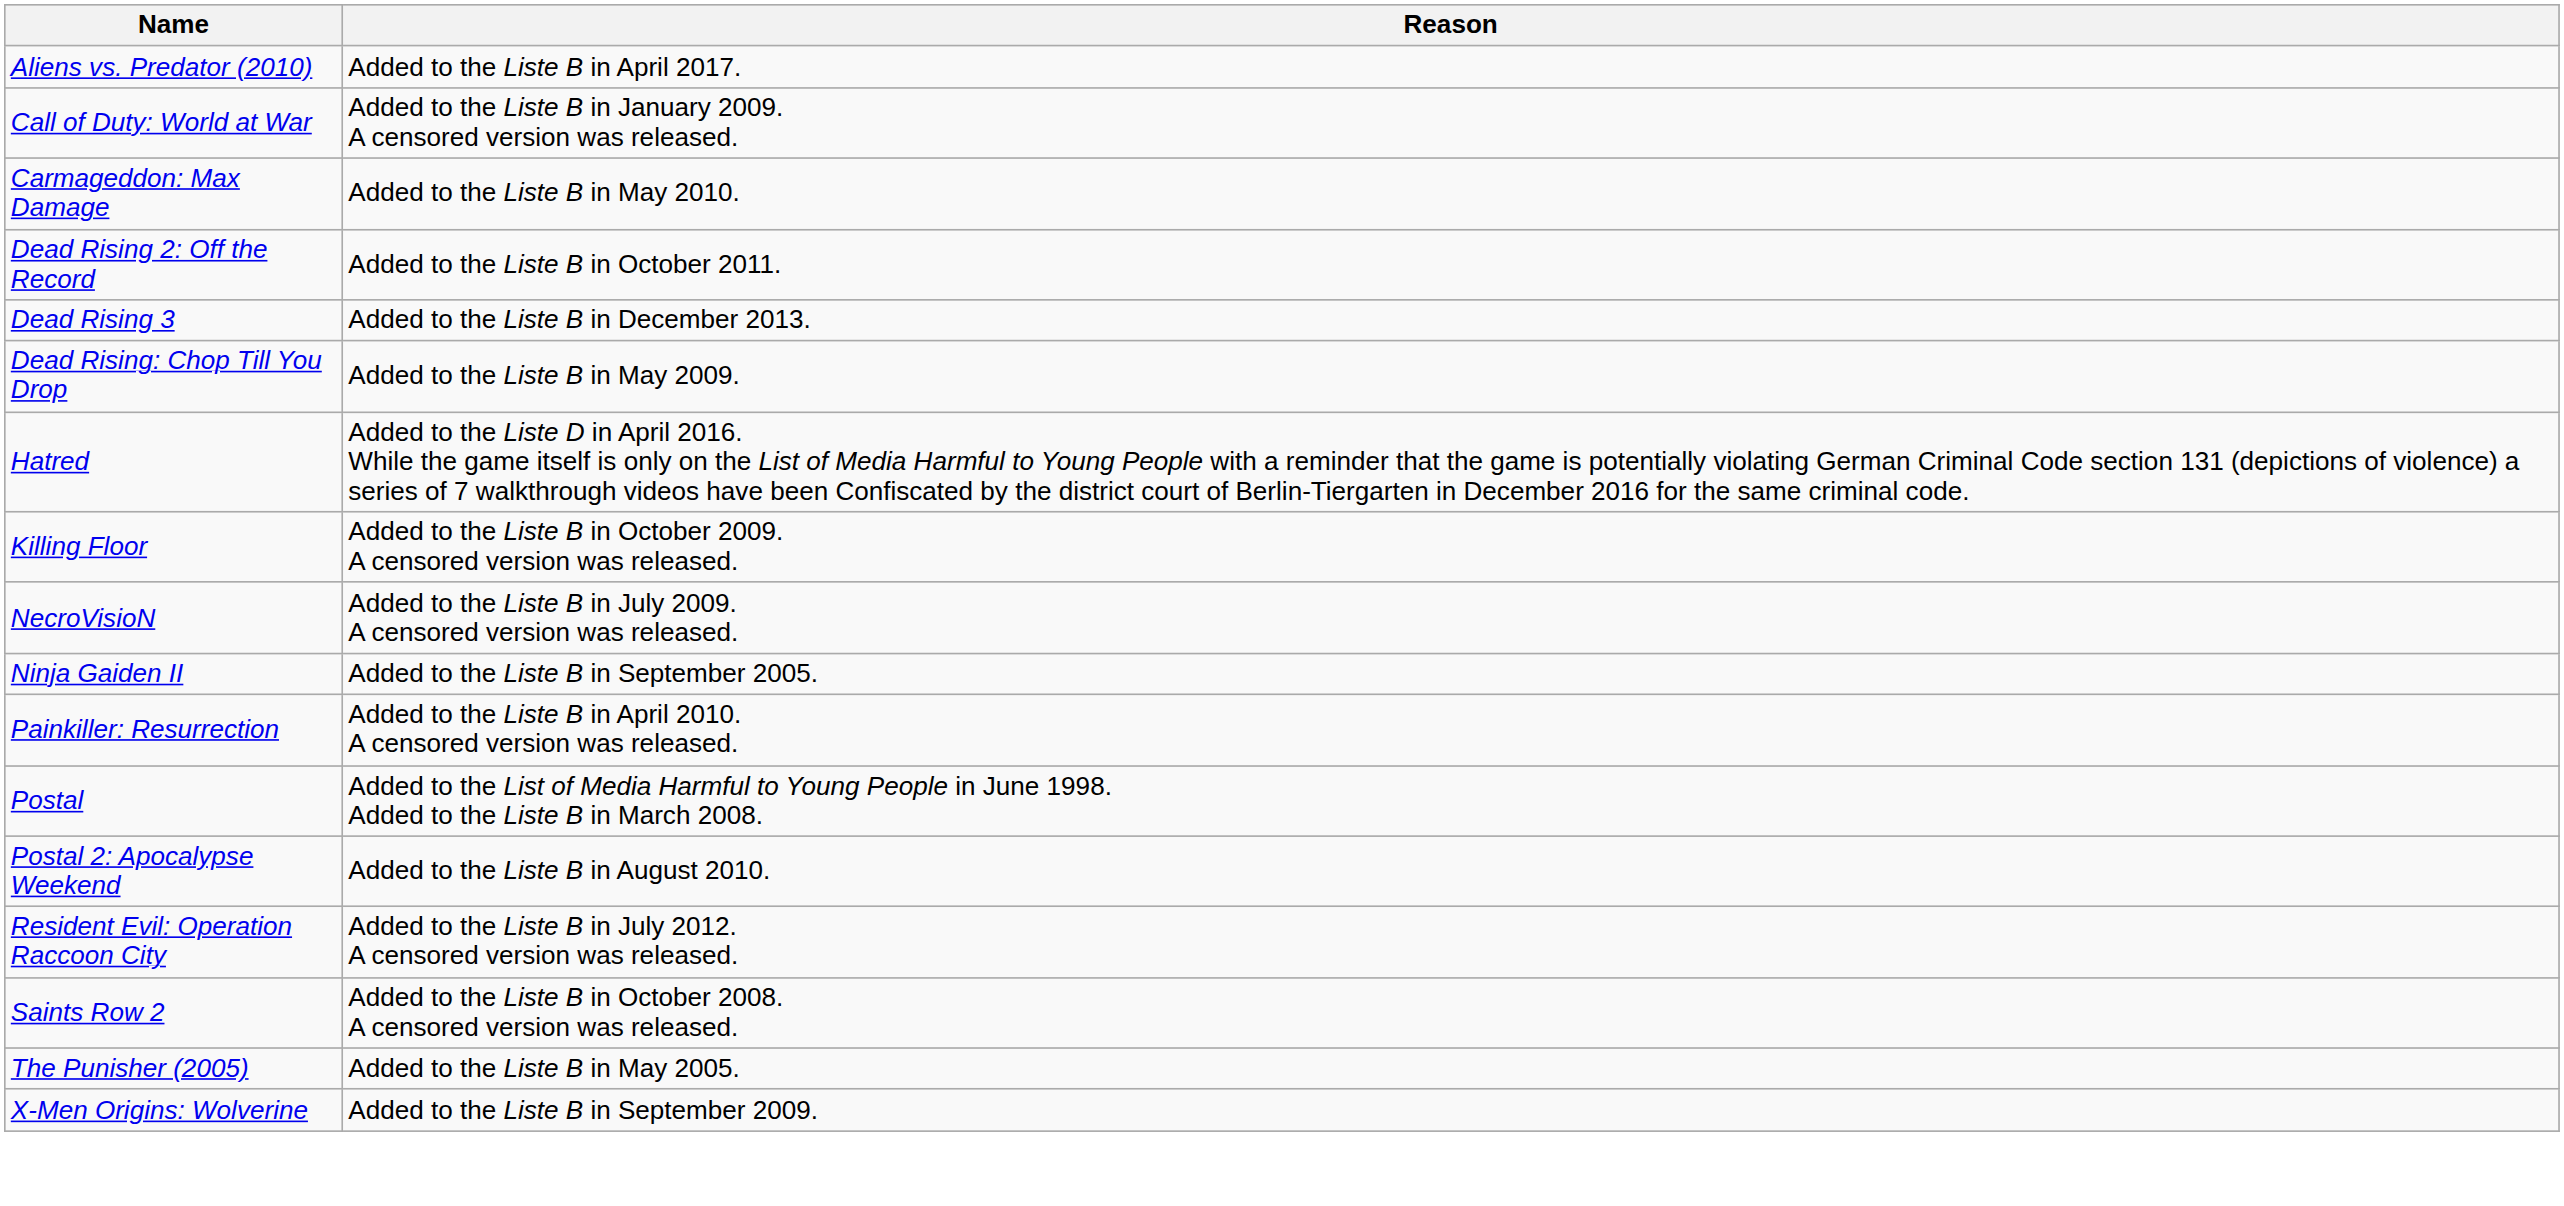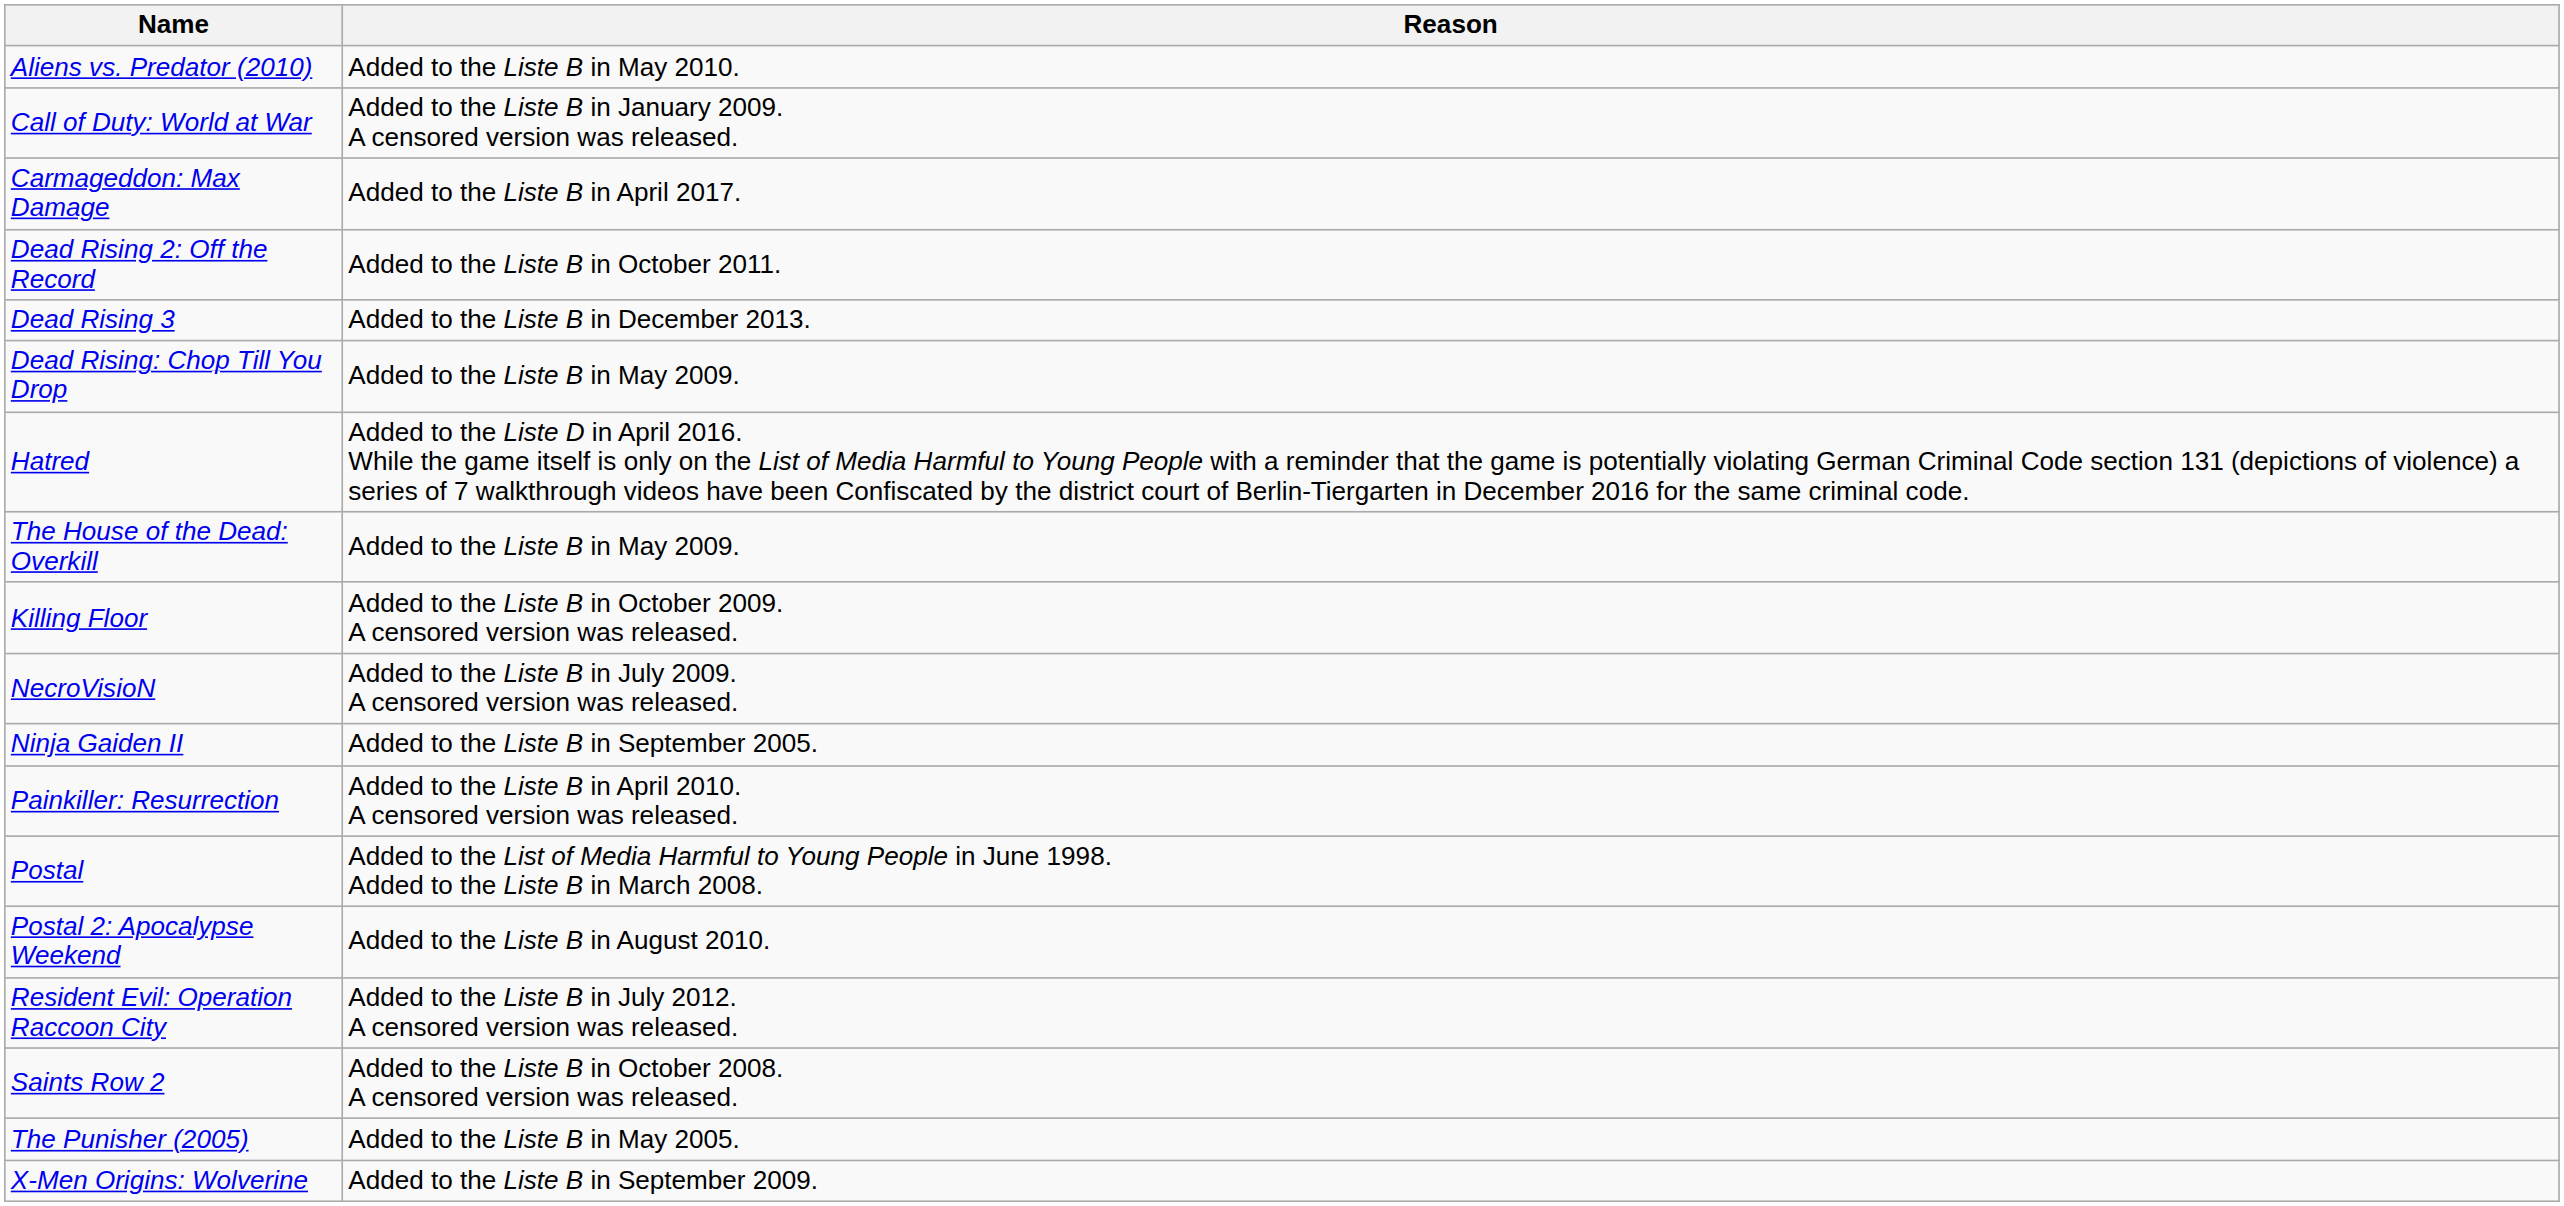(545, 66) Added to the Liste B in April 2017. -> (544, 66) Added to the Liste B in May 2010.
(544, 193) Added to the Liste B in May 2010. -> (545, 193) Added to the Liste B in April 2017.
+ row: (149, 546)
